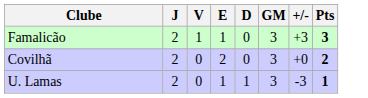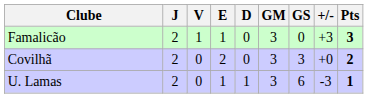+ column: (301, 15)
